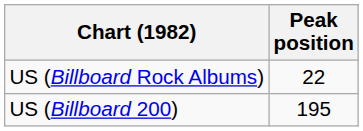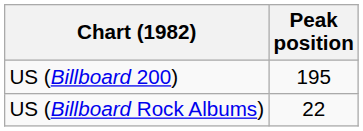rows swapped: (94, 109) <-> (137, 76)
